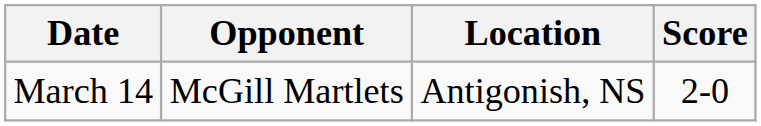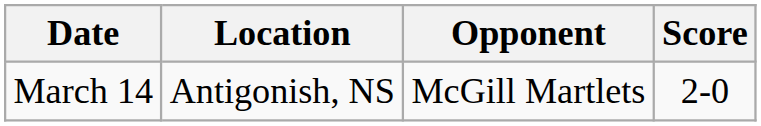columns swapped: (287, 33) <-> (533, 33)
